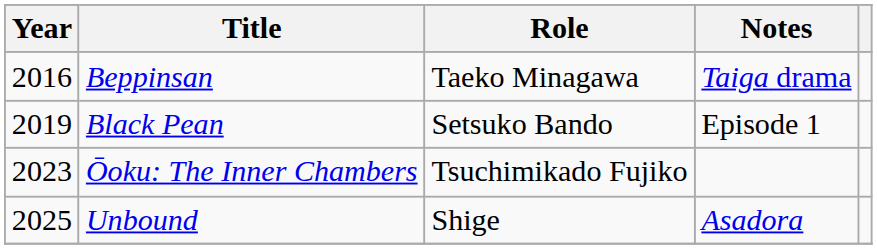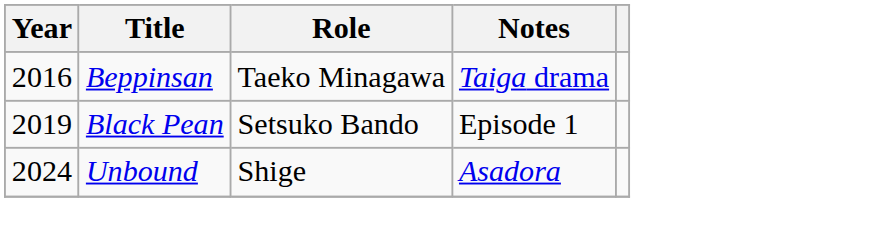- row: (252, 171)
(42, 219) 2025 -> (42, 171) 2024
